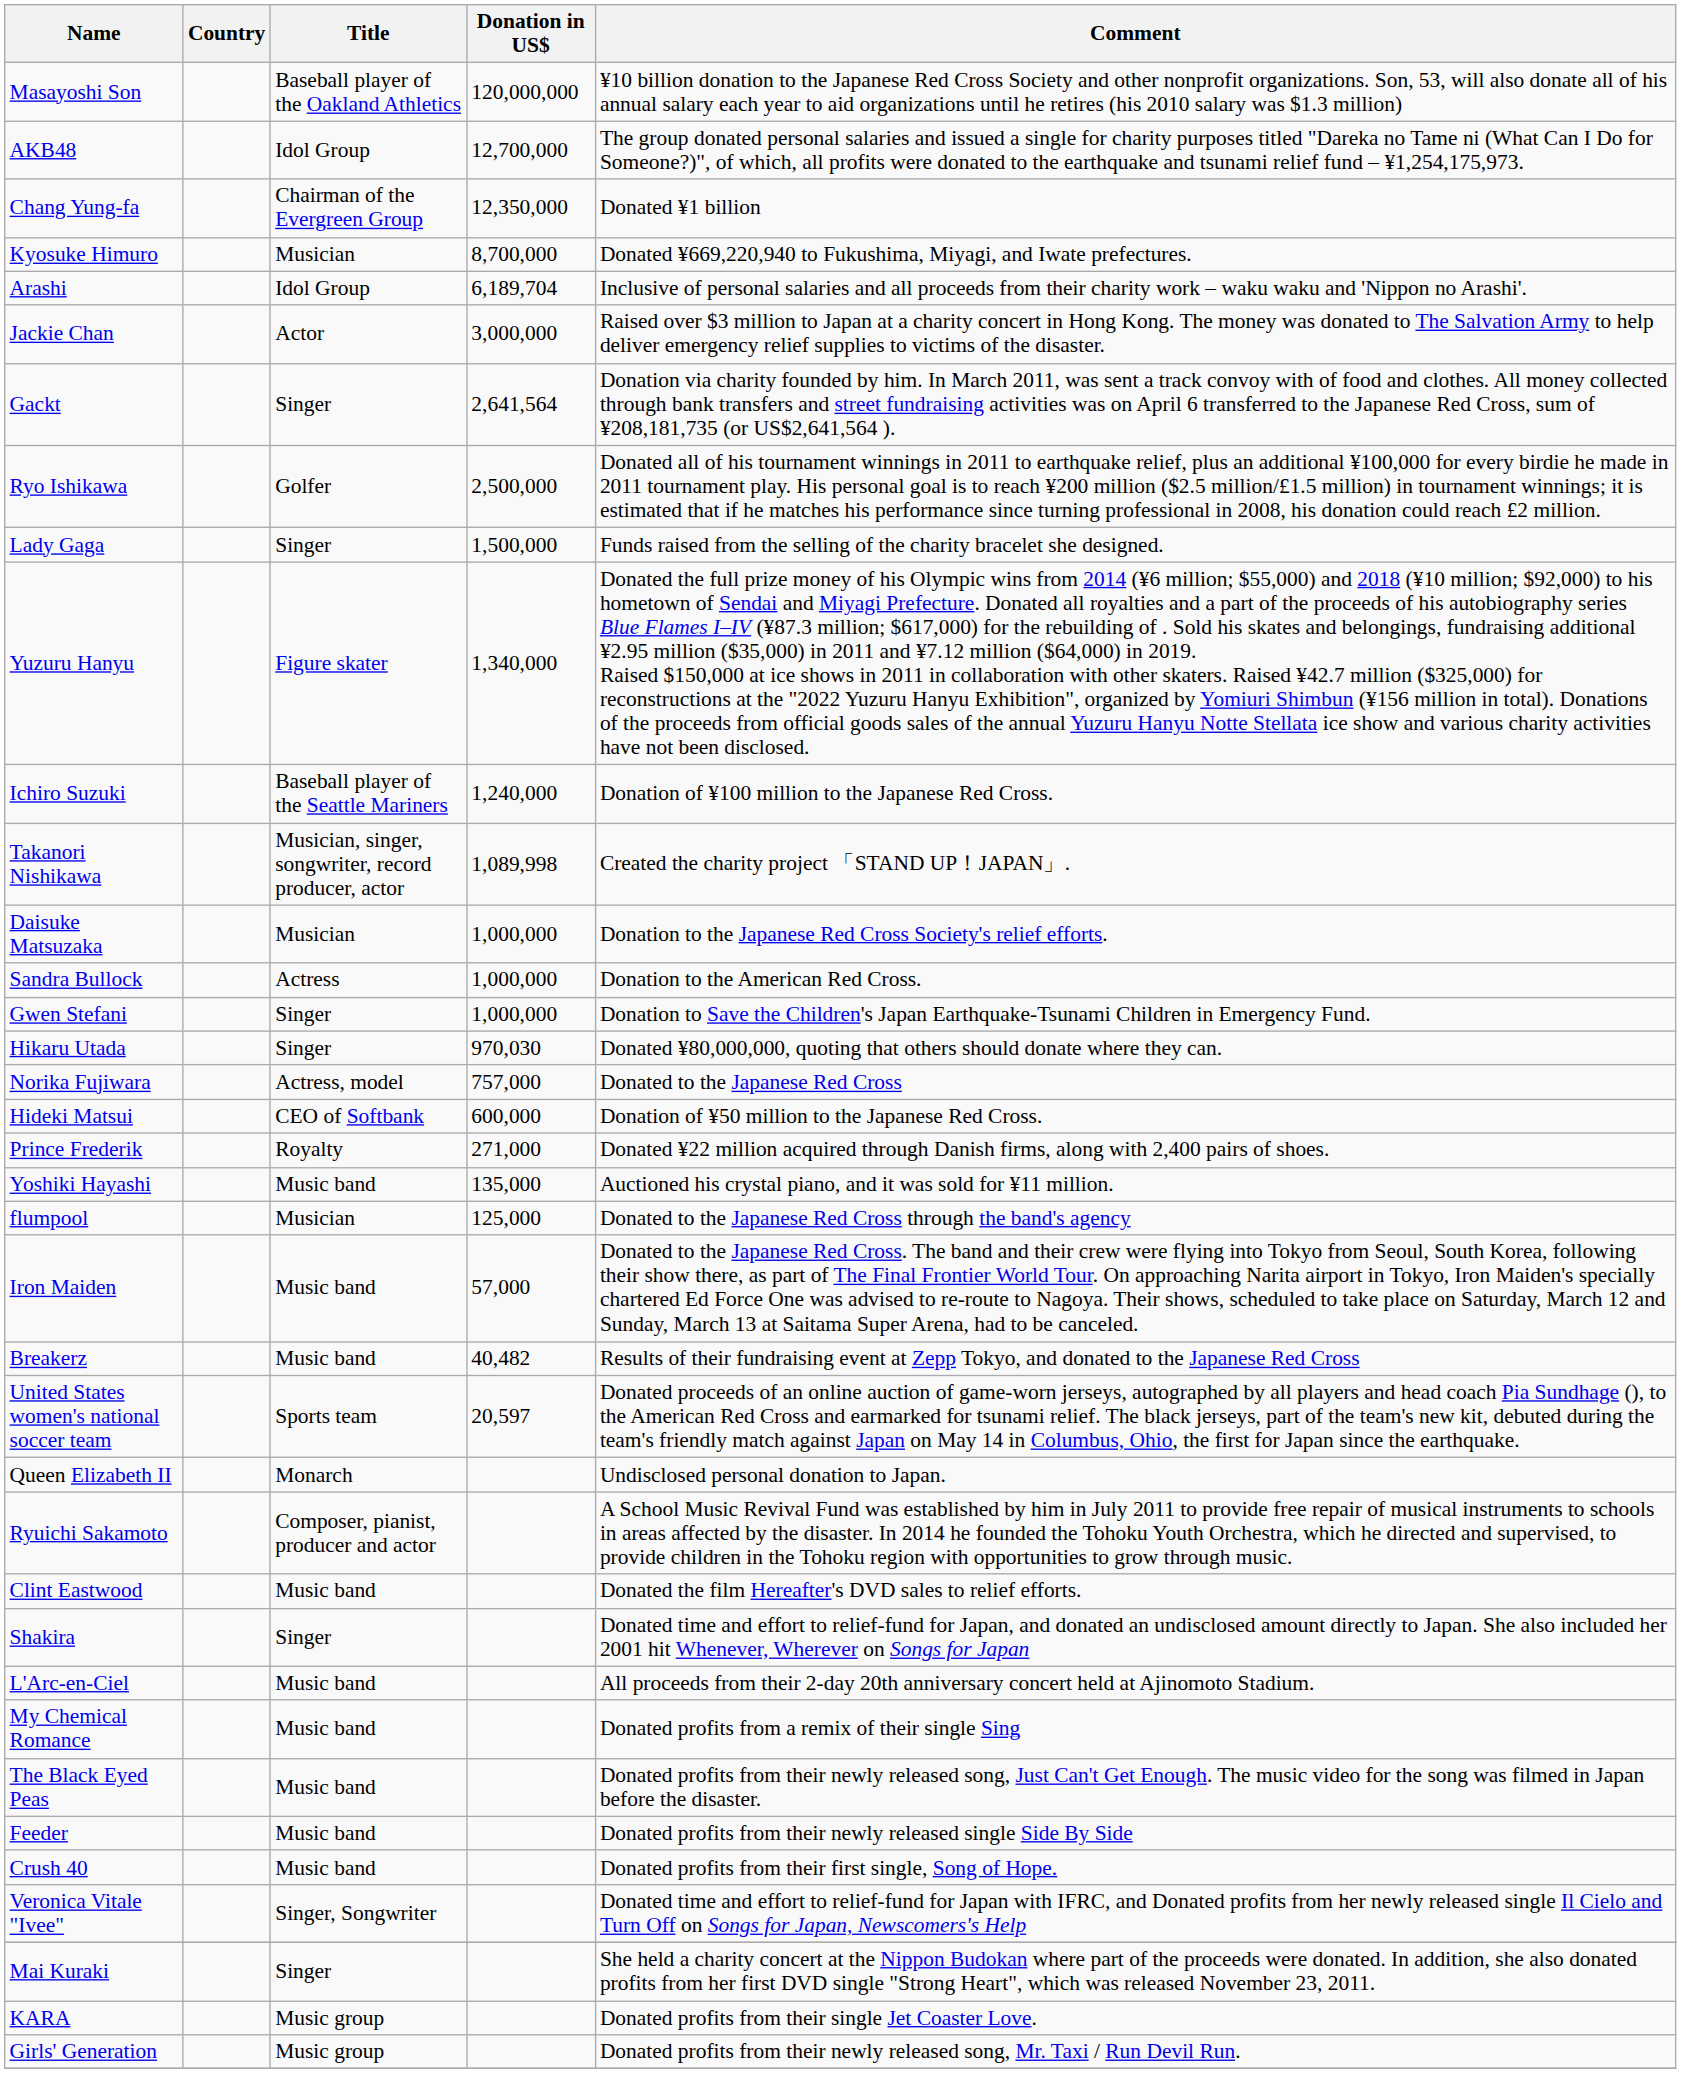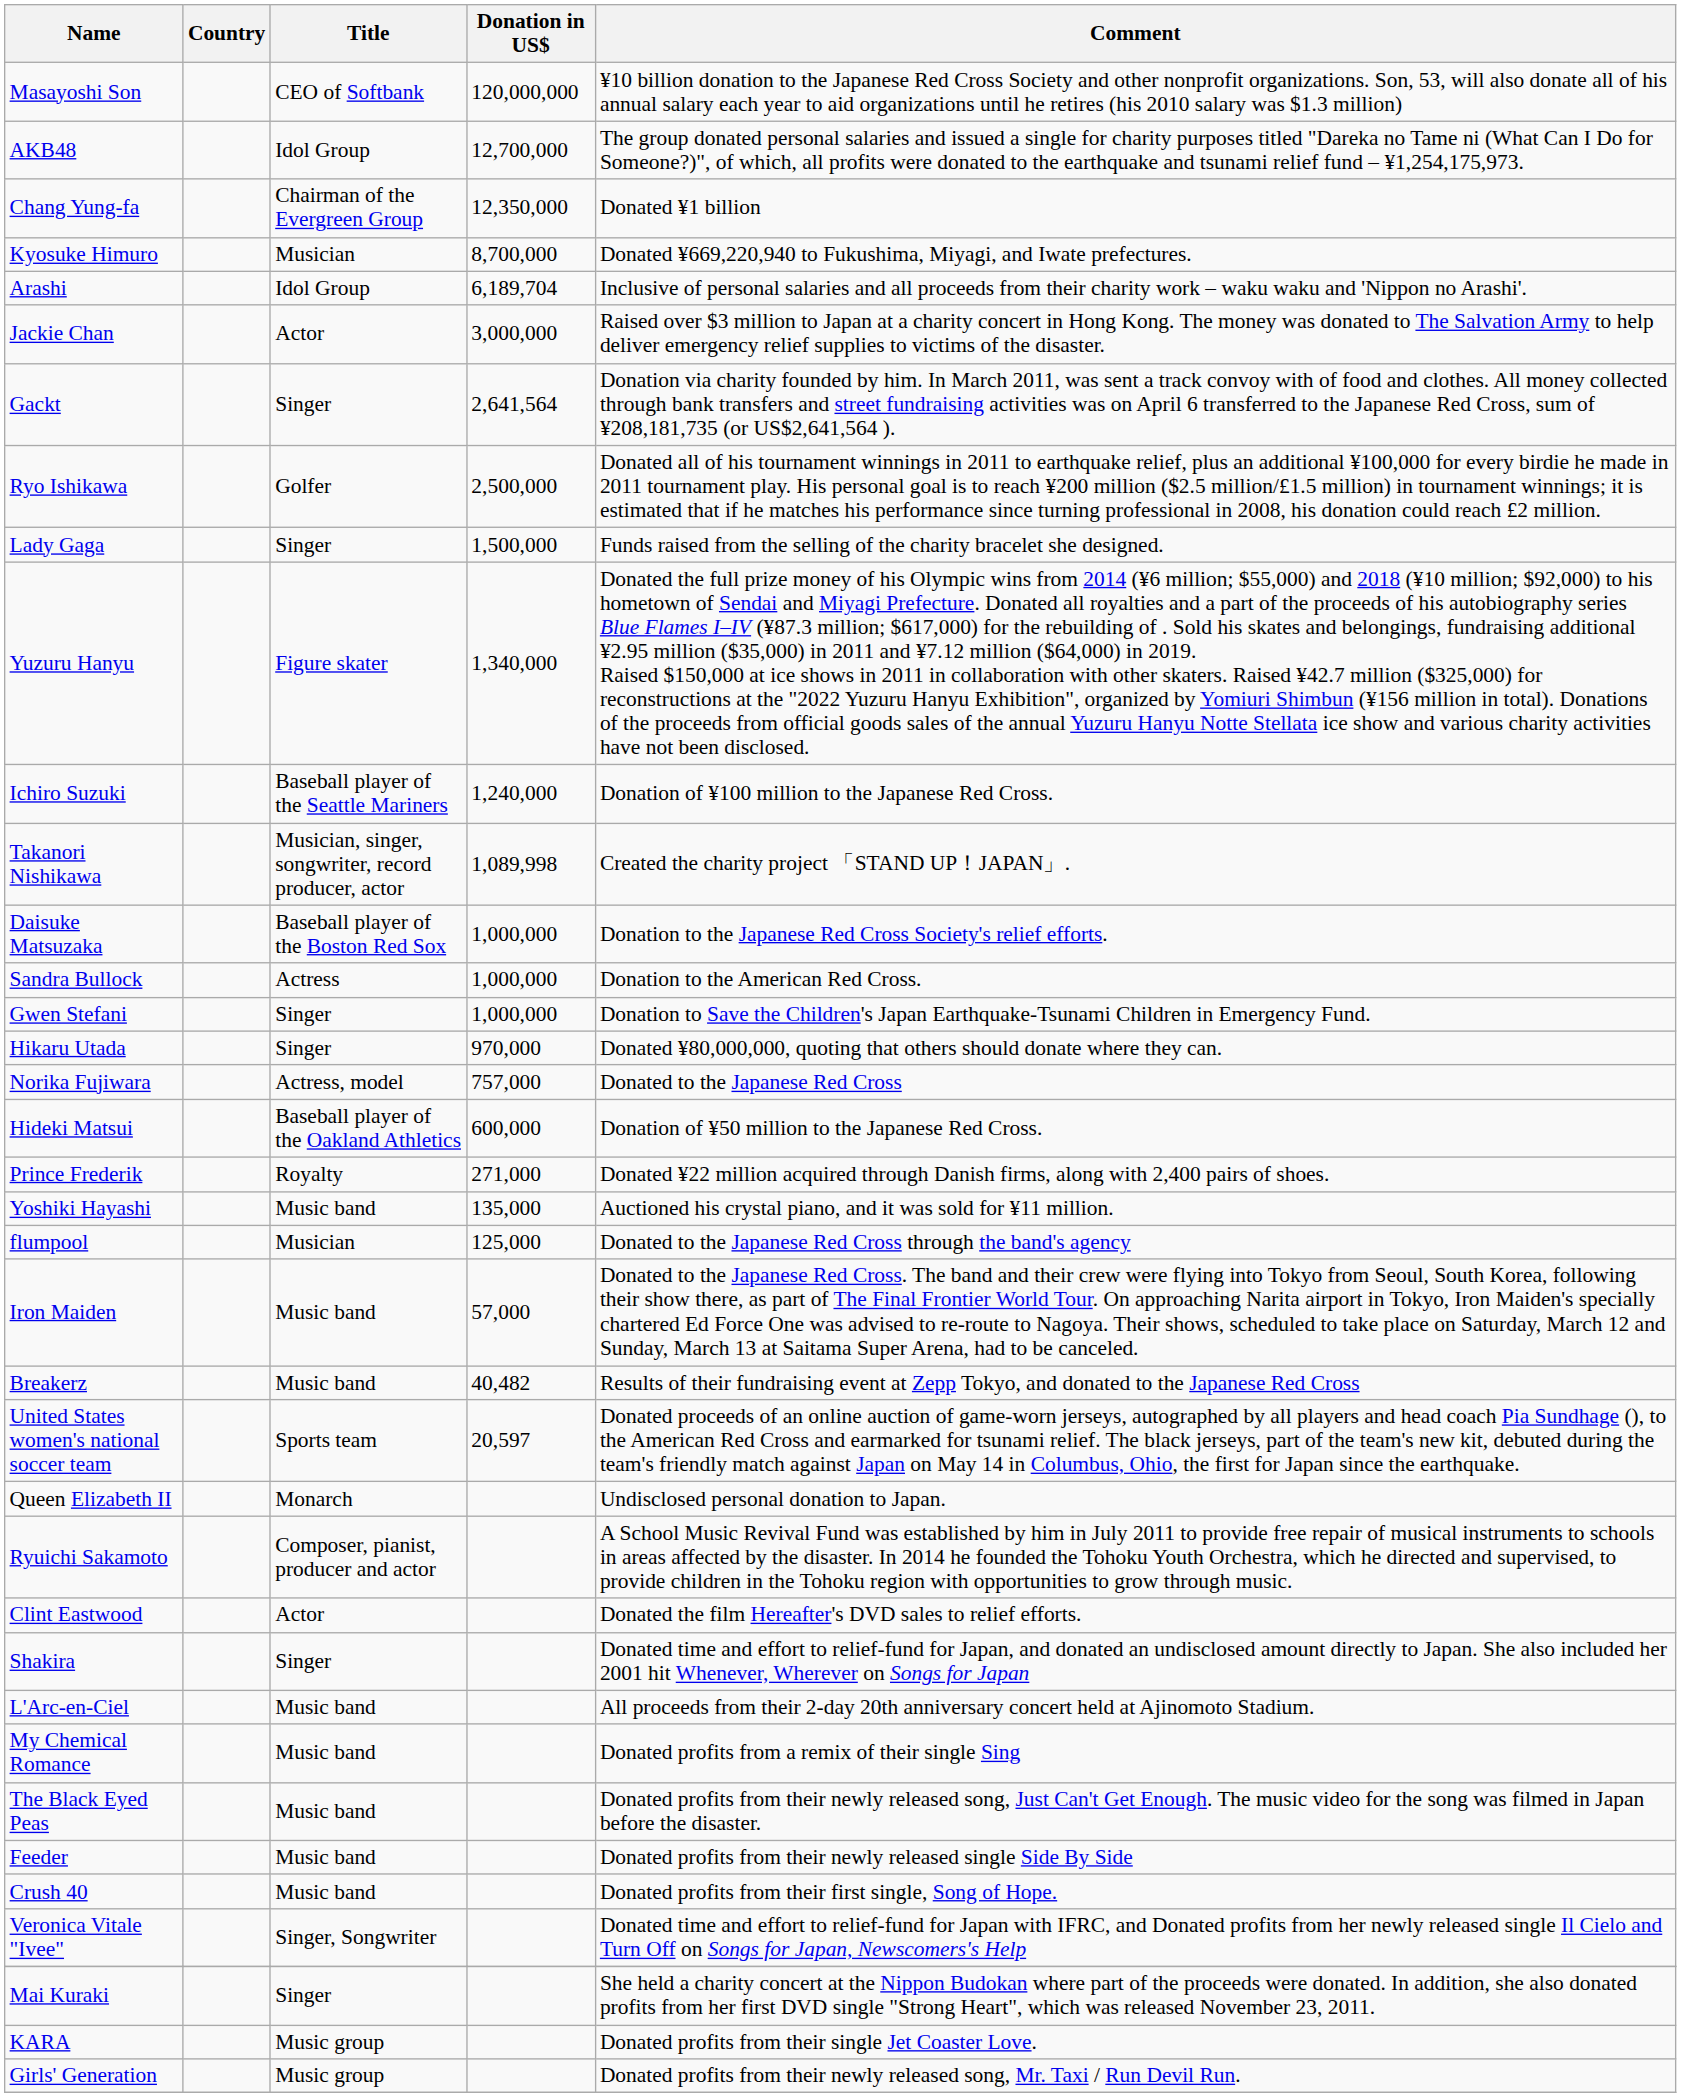(368, 91) Baseball player of the Oakland Athletics -> (350, 91) CEO of Softbank
(315, 933) Musician -> (361, 933) Baseball player of the Boston Red Sox
(506, 1047) 970,030 -> (506, 1047) 970,000
(350, 1115) CEO of Softbank -> (368, 1128) Baseball player of the Oakland Athletics
(326, 1590) Music band -> (300, 1614) Actor
